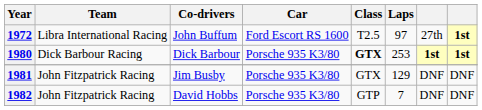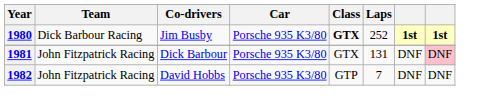- row: (20, 35)
(206, 55) Dick Barbour -> (186, 35) Jim Busby
(401, 55) 253 -> (379, 35) 252
(199, 75) Jim Busby -> (194, 55) Dick Barbour
(401, 75) 129 -> (379, 55) 131
(462, 75) no background -> (440, 55) pink background
